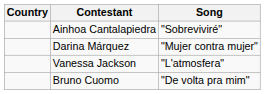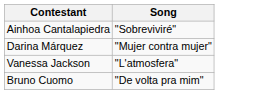- column: (27, 13)
